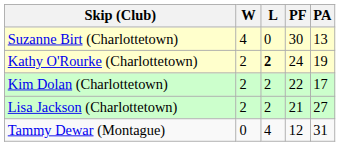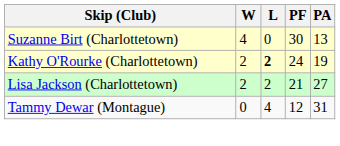- row: (88, 84)
